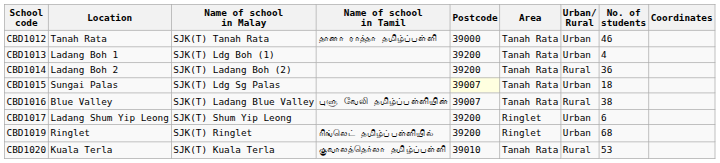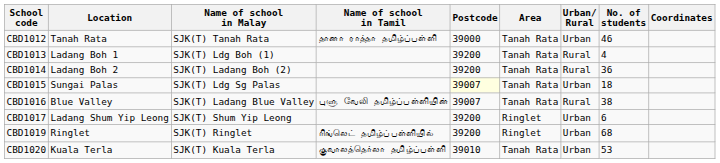(577, 55) Urban -> (577, 55) Rural
(577, 150) Rural -> (577, 150) Urban
